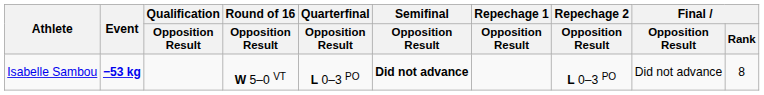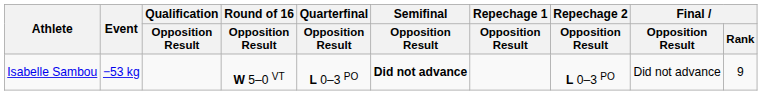(122, 72) bold -> (121, 72) normal
(742, 72) 8 -> (740, 72) 9
